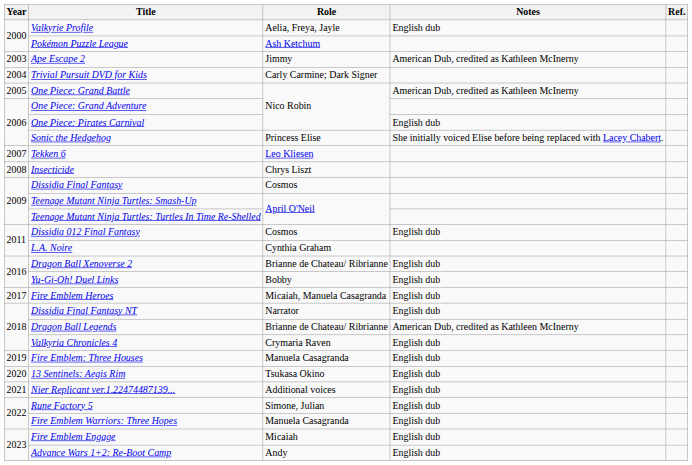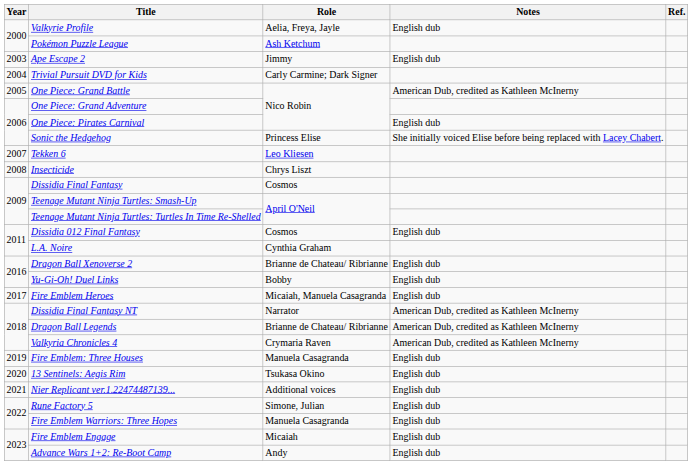(486, 59) American Dub, credited as Kathleen McInerny -> (416, 59) English dub
(416, 311) English dub -> (486, 311) American Dub, credited as Kathleen McInerny
(416, 342) English dub -> (486, 342) American Dub, credited as Kathleen McInerny
